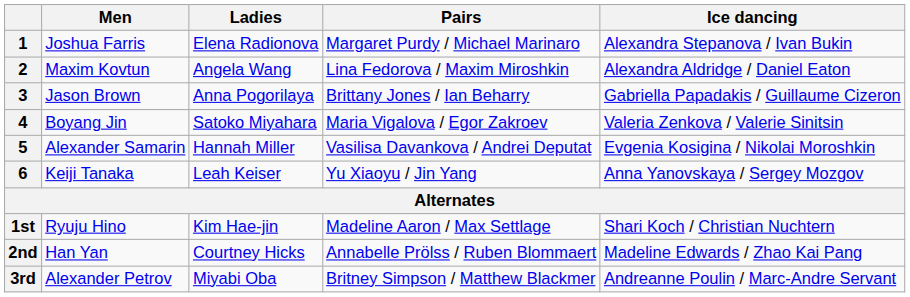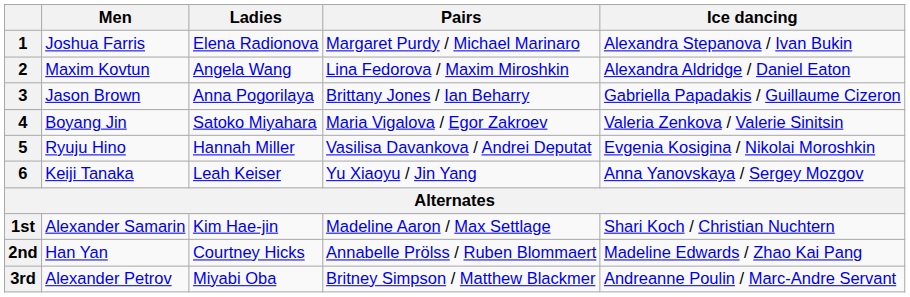(115, 148) Alexander Samarin -> (86, 148) Ryuju Hino
(86, 226) Ryuju Hino -> (115, 226) Alexander Samarin
